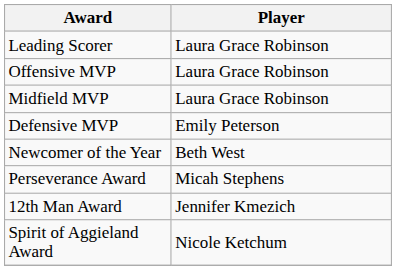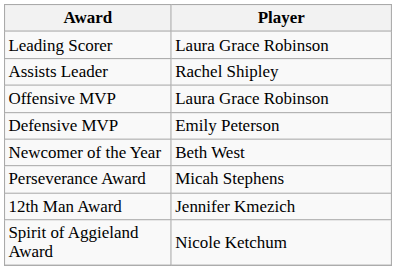+ row: (58, 71)
- row: (59, 98)
